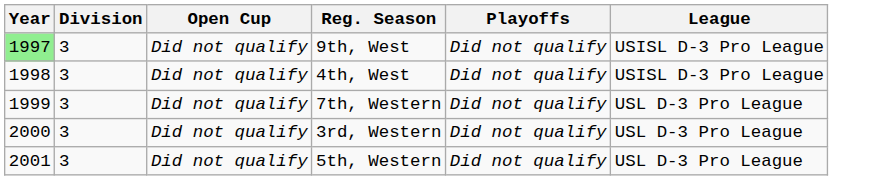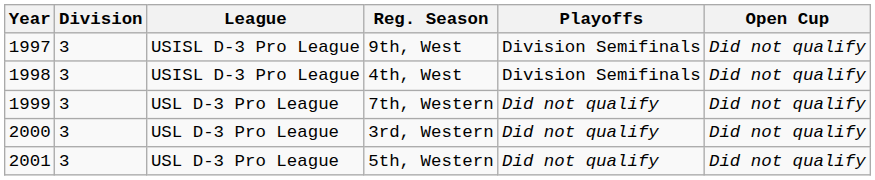columns swapped: (719, 19) <-> (229, 19)
(30, 47) lightgreen background -> (30, 47) no background
(528, 47) Did not qualify -> (601, 47) Division Semifinals
(528, 76) Did not qualify -> (601, 76) Division Semifinals
